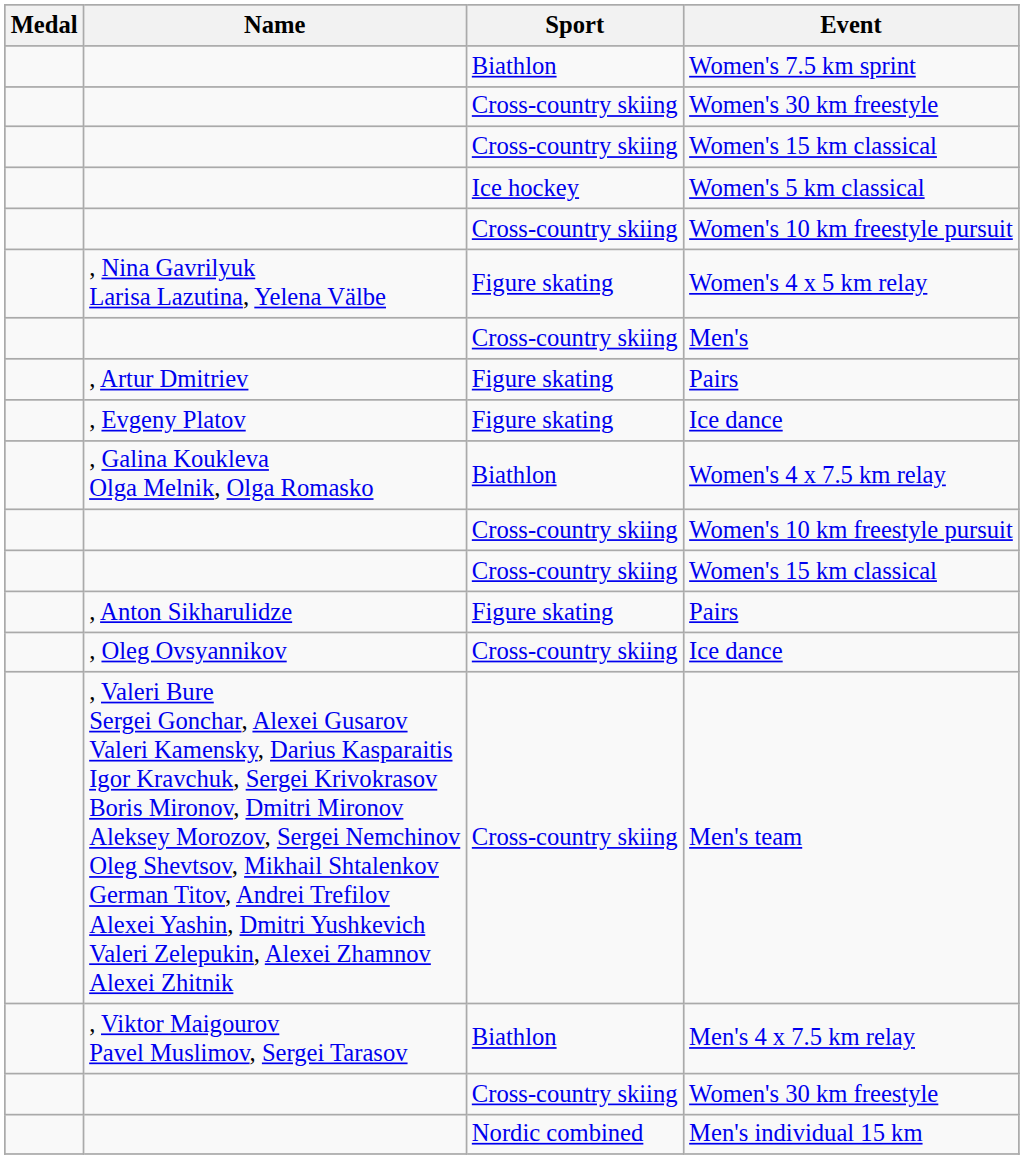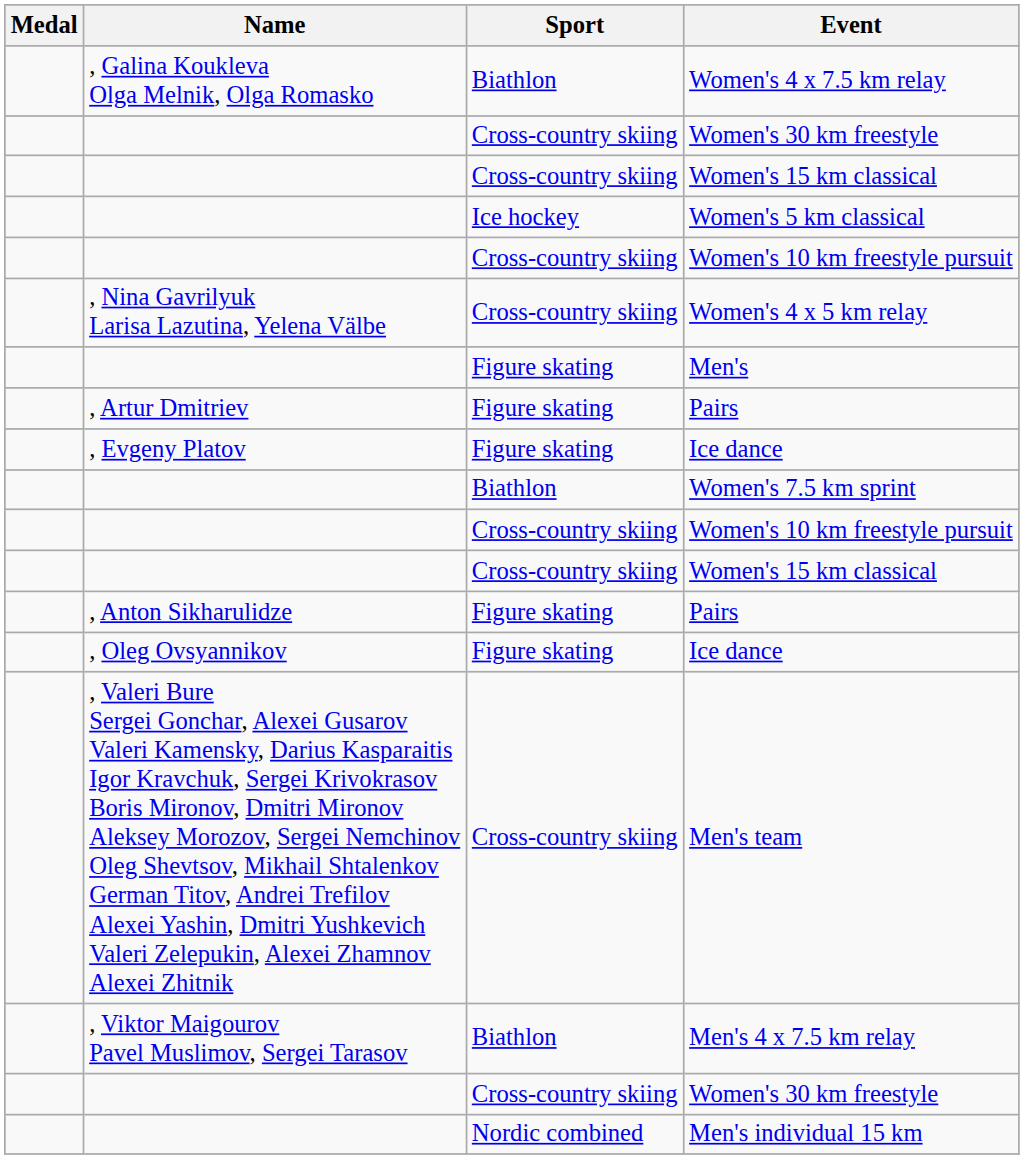rows swapped: (275, 66) <-> (231, 474)
(543, 283) Figure skating -> (575, 312) Cross-country skiing
(575, 338) Cross-country skiing -> (543, 367) Figure skating
(575, 651) Cross-country skiing -> (543, 651) Figure skating
